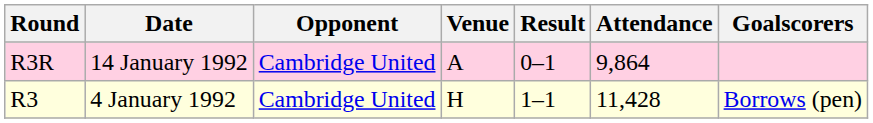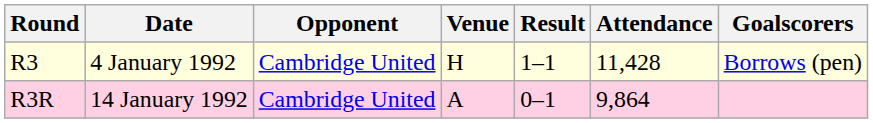rows swapped: (24, 99) <-> (32, 61)
